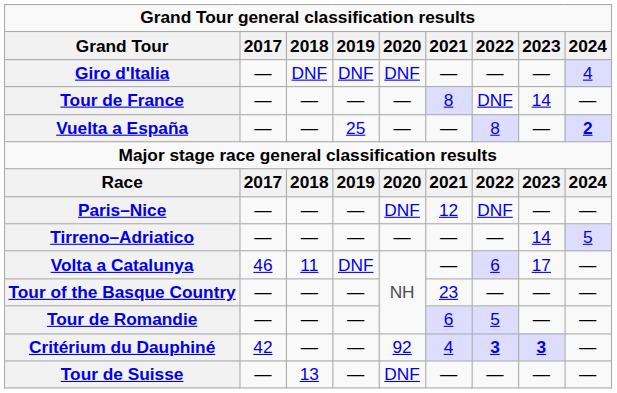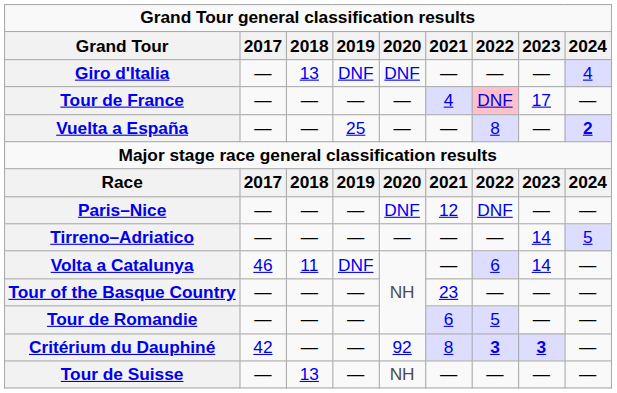(309, 73) DNF -> (309, 73) 13
(449, 100) 8 -> (449, 100) 4
(495, 100) no background -> (495, 100) pink background
(541, 100) 14 -> (541, 100) 17
(541, 264) 17 -> (541, 264) 14
(449, 347) 4 -> (449, 347) 8
(402, 374) DNF -> (402, 374) NH
